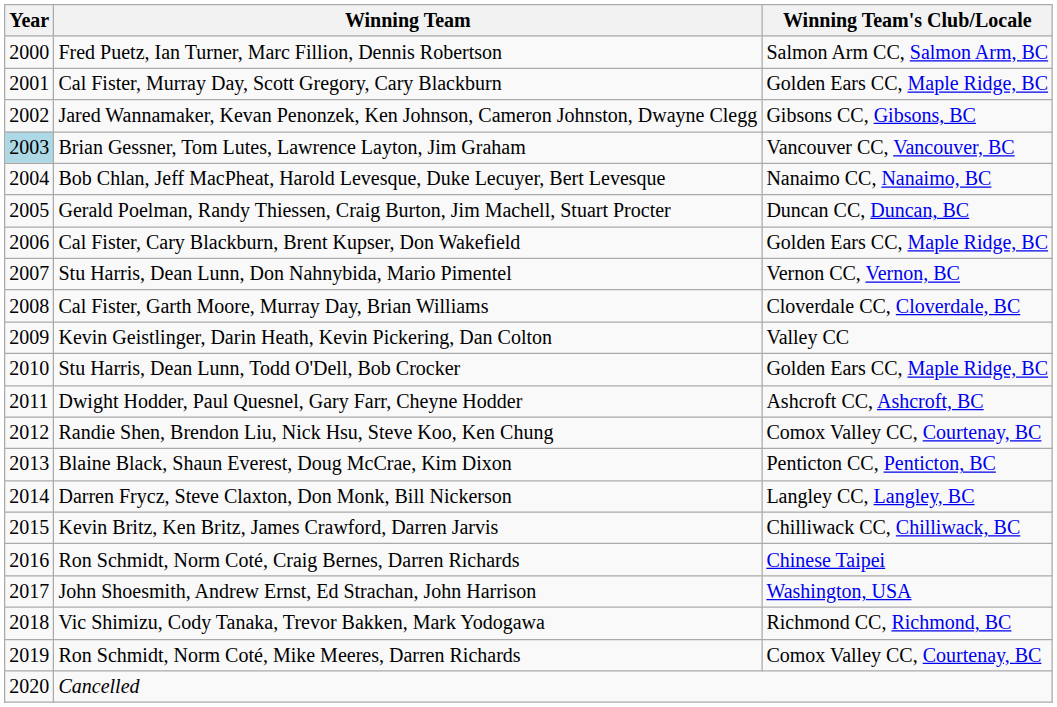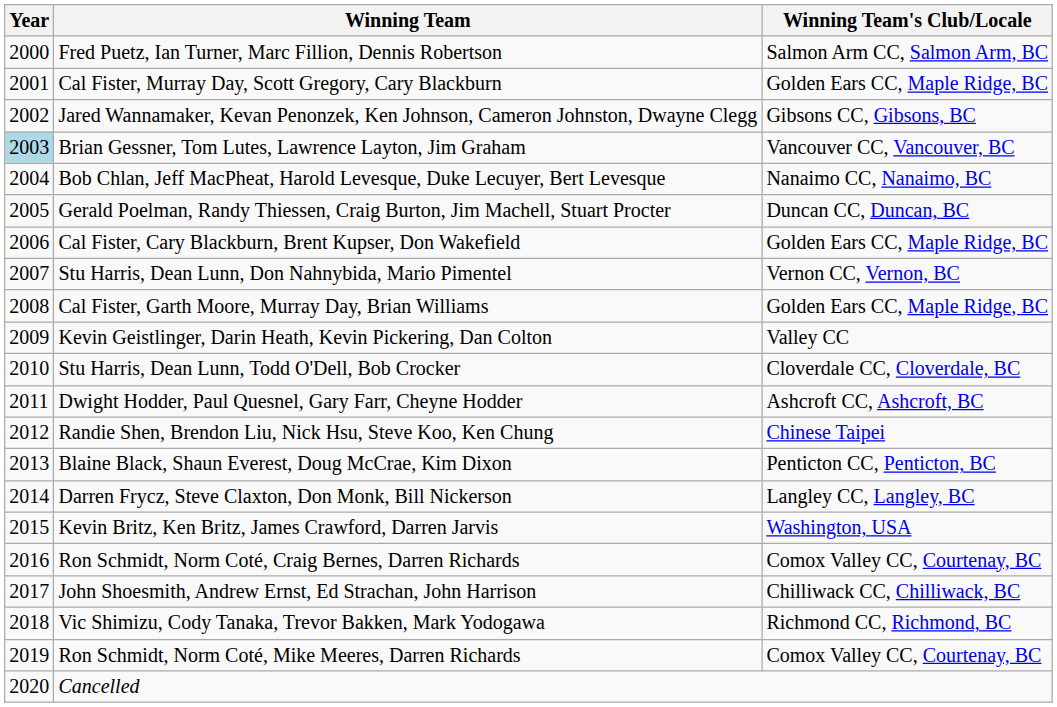(893, 305) Cloverdale CC, Cloverdale, BC -> (907, 305) Golden Ears CC, Maple Ridge, BC
(907, 369) Golden Ears CC, Maple Ridge, BC -> (893, 369) Cloverdale CC, Cloverdale, BC
(904, 432) Comox Valley CC, Courtenay, BC -> (826, 432) Chinese Taipei
(893, 527) Chilliwack CC, Chilliwack, BC -> (839, 527) Washington, USA
(826, 559) Chinese Taipei -> (904, 559) Comox Valley CC, Courtenay, BC
(839, 591) Washington, USA -> (893, 591) Chilliwack CC, Chilliwack, BC
